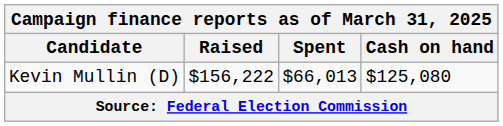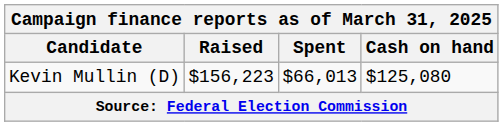(231, 77) $156,222 -> (231, 77) $156,223
